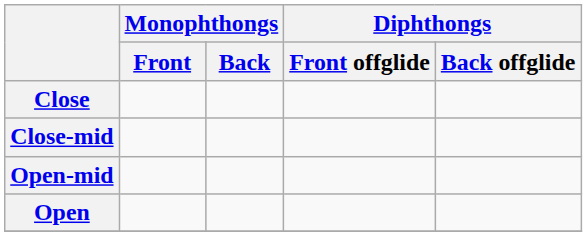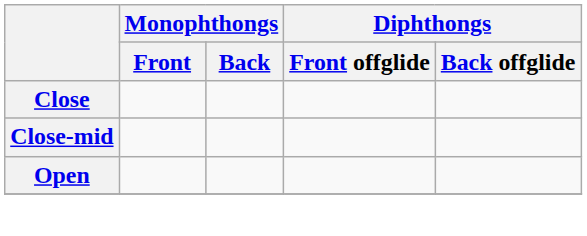- row: (62, 174)
